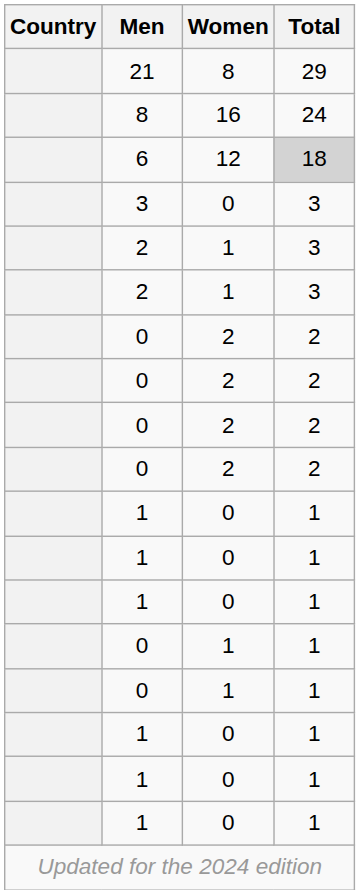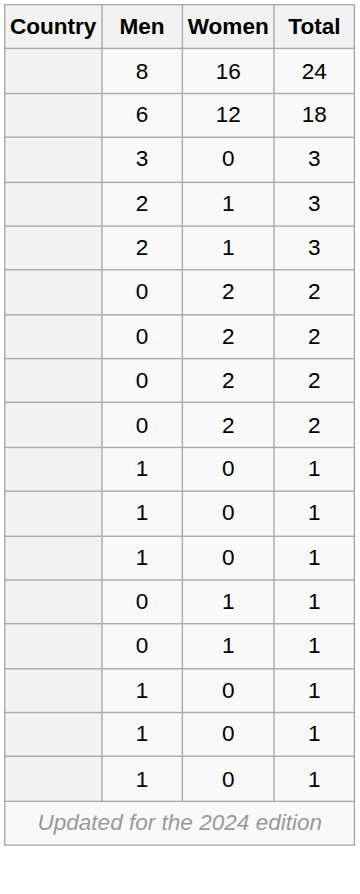- row: (142, 70)
(314, 159) lightgrey background -> (314, 115) no background
